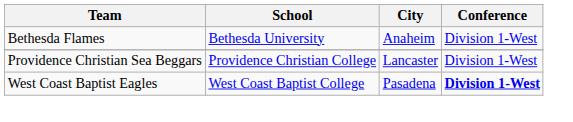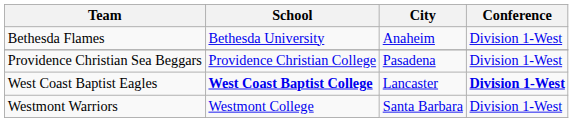(410, 60) Lancaster -> (409, 60) Pasadena
(286, 83) normal -> (291, 83) bold
(409, 83) Pasadena -> (410, 83) Lancaster
+ row: (63, 106)
